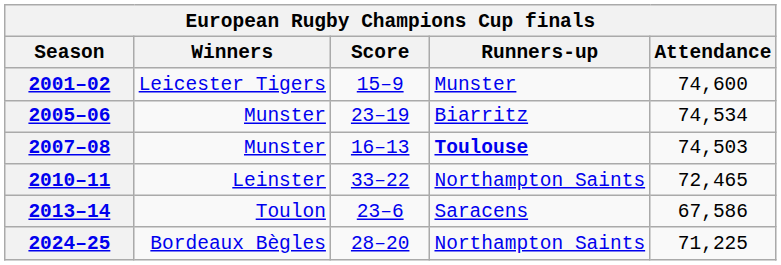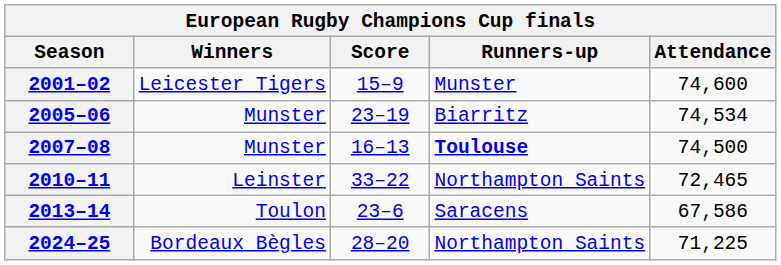(713, 148) 74,503 -> (713, 148) 74,500
